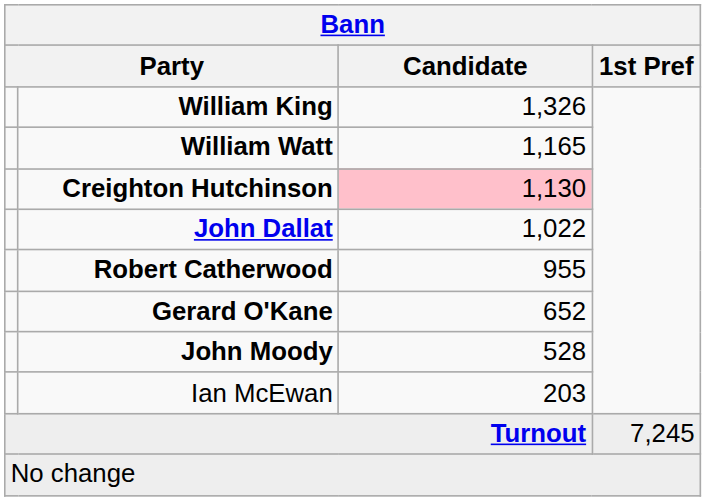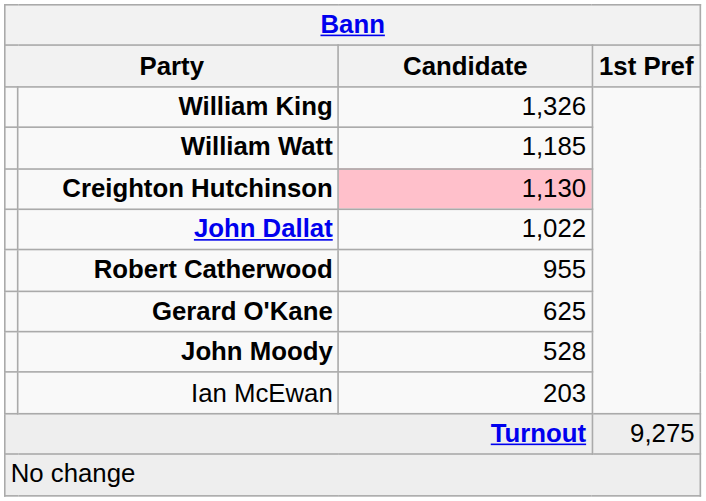(554, 147) 1,165 -> (554, 147) 1,185
(565, 310) 652 -> (565, 310) 625
(662, 433) 7,245 -> (662, 433) 9,275
